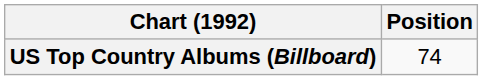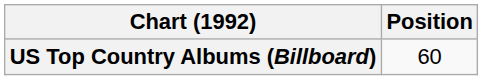(430, 56) 74 -> (430, 56) 60
